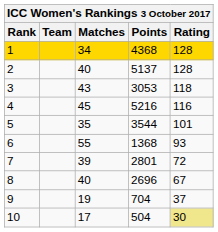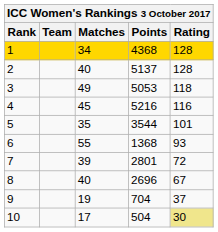(84, 87) 43 -> (84, 87) 49
(144, 87) 3053 -> (144, 87) 5053
